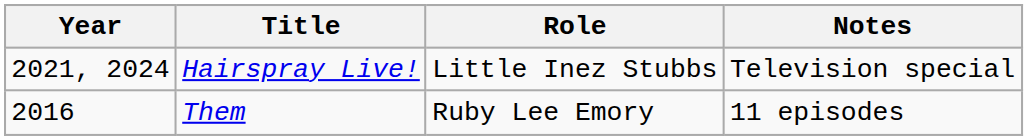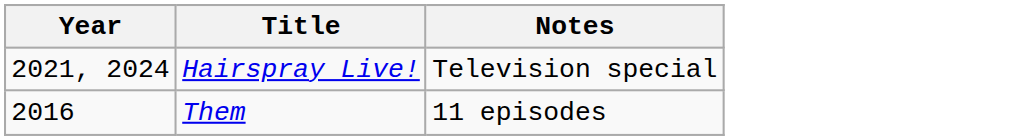- column: (575, 27)
